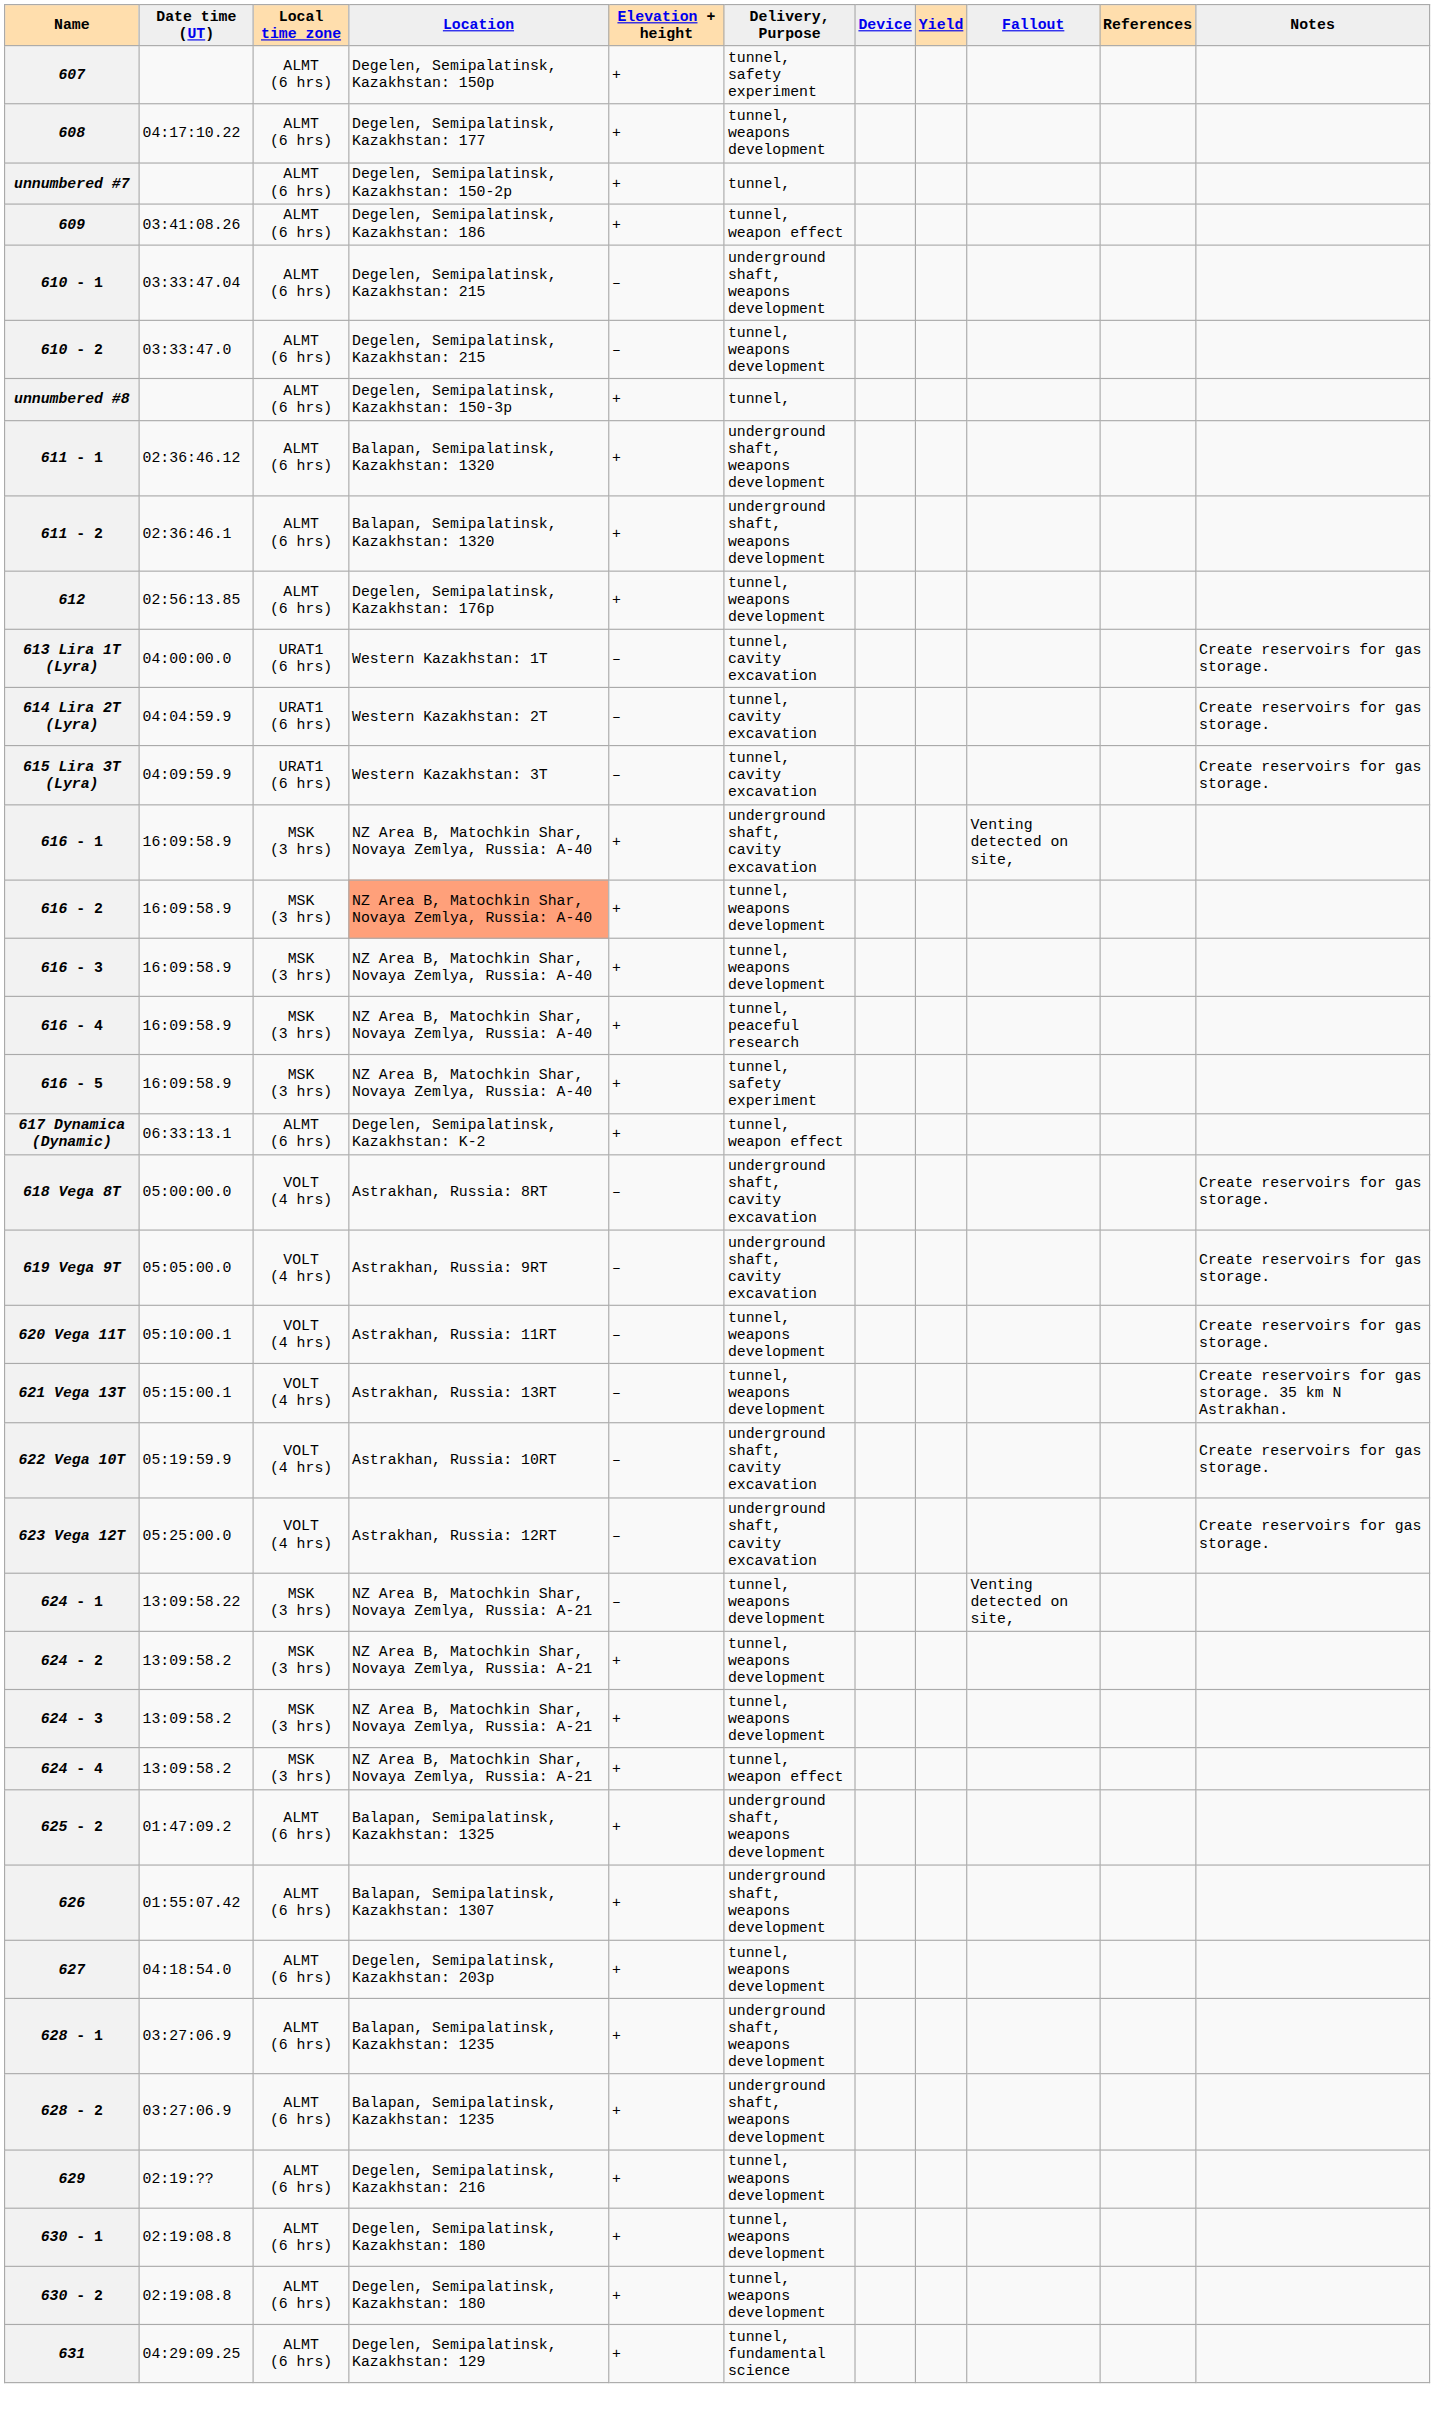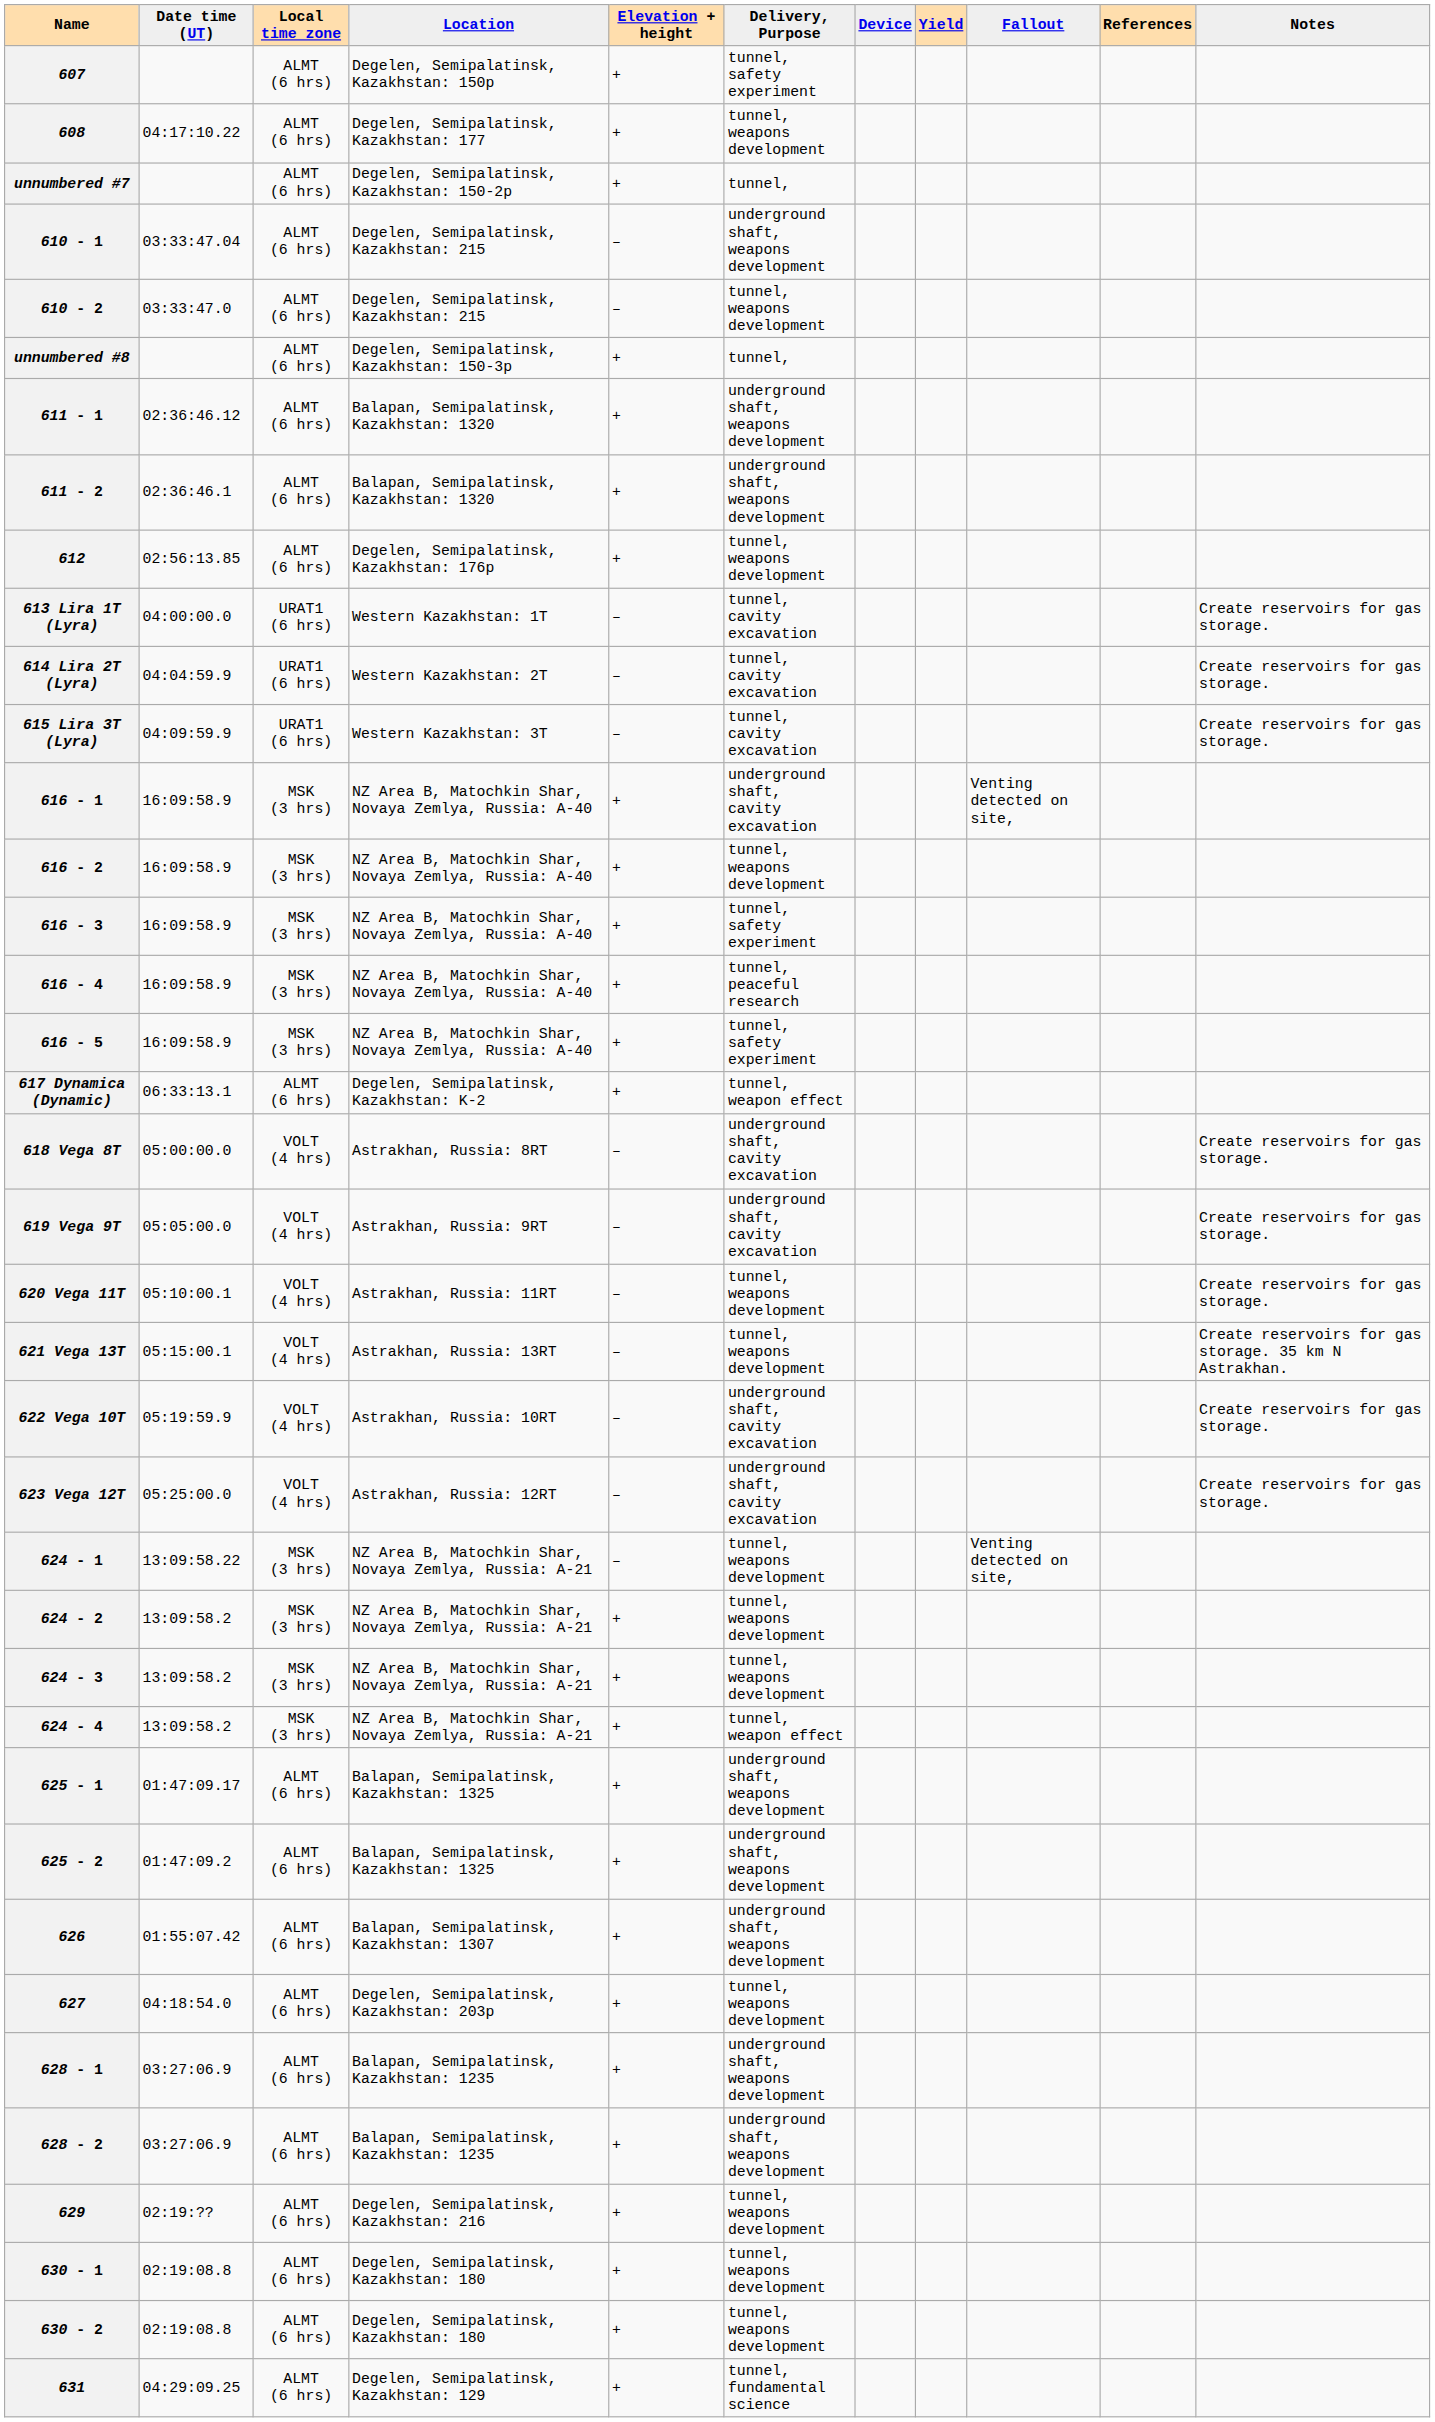- row: (72, 224)
(472, 909) lightsalmon background -> (472, 868) no background
(777, 967) tunnel, weapons development -> (772, 926) tunnel, safety experiment
+ row: (72, 1786)
